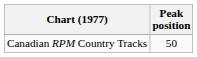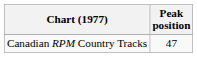(171, 43) 50 -> (171, 43) 47
